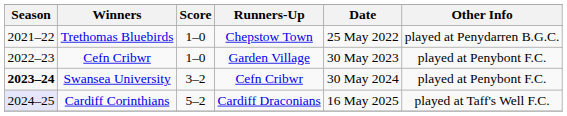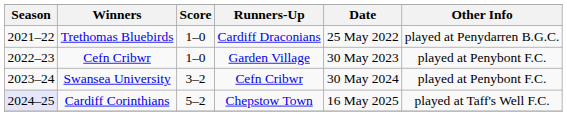(269, 36) Chepstow Town -> (269, 36) Cardiff Draconians
(31, 79) bold -> (31, 79) normal
(269, 100) Cardiff Draconians -> (269, 100) Chepstow Town
